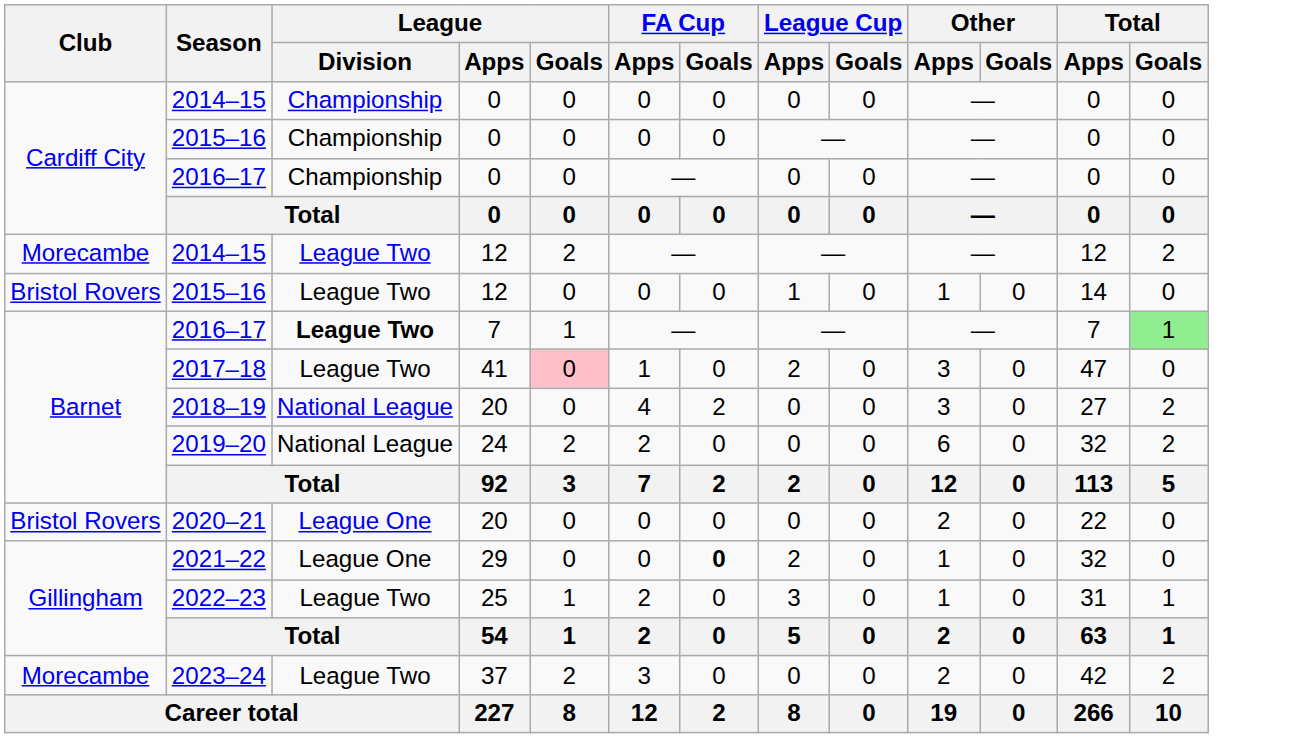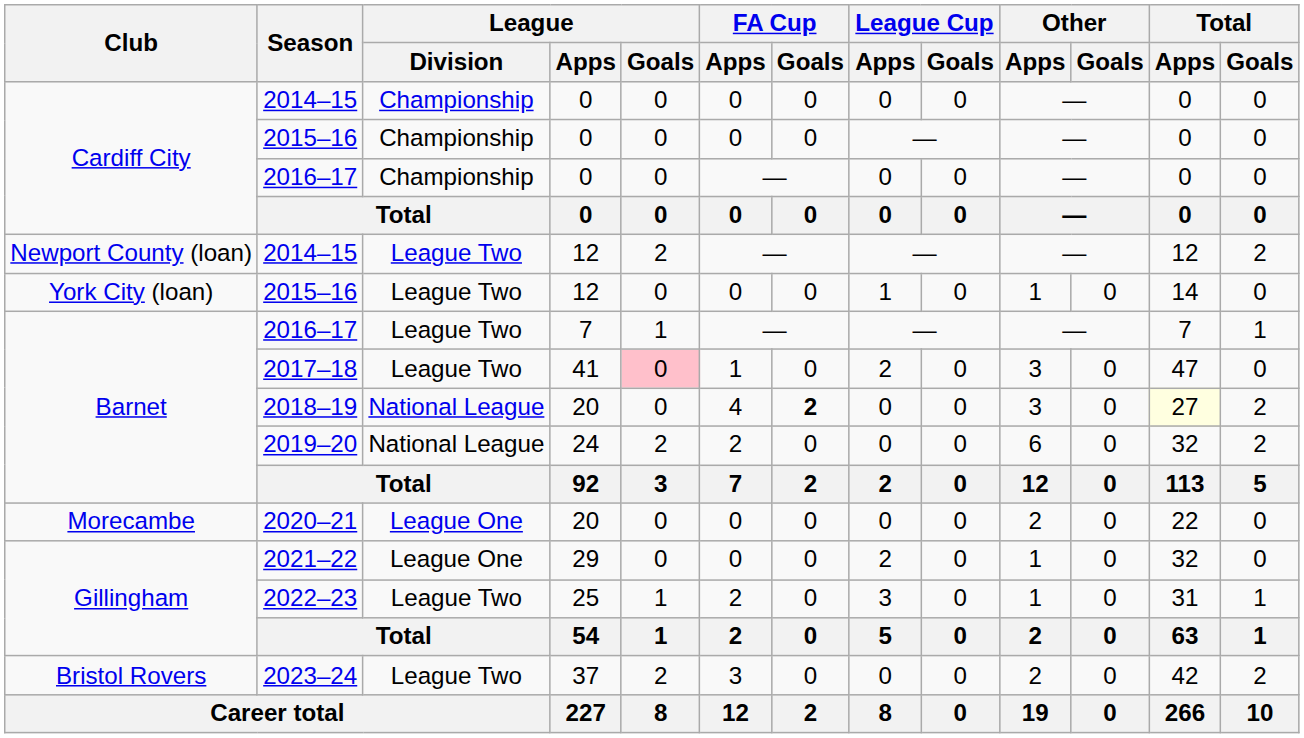(86, 253) Morecambe -> (131, 253) Newport County (loan)
(86, 291) Bristol Rovers -> (131, 291) York City (loan)
(365, 330) bold -> (456, 330) normal
(1169, 330) lightgreen background -> (1260, 330) no background
(719, 406) normal -> (810, 406) bold
(1094, 406) no background -> (1185, 406) lightyellow background
(86, 521) Bristol Rovers -> (131, 521) Morecambe
(719, 560) bold -> (810, 560) normal
(86, 675) Morecambe -> (131, 675) Bristol Rovers
